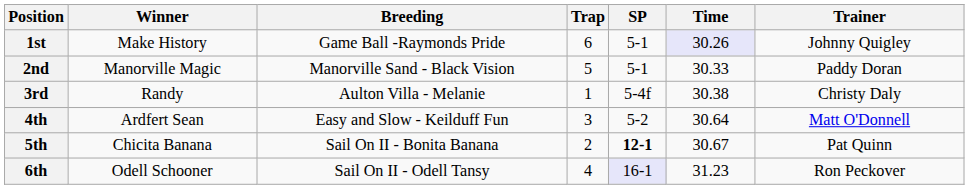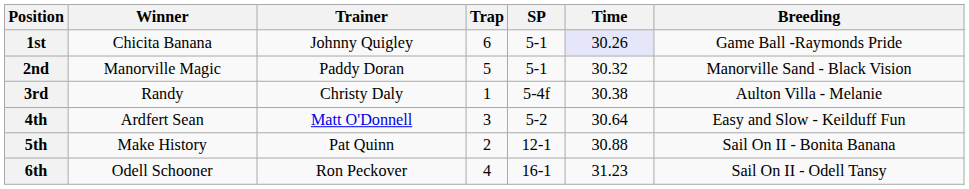columns swapped: (412, 17) <-> (860, 17)
(162, 42) Make History -> (162, 42) Chicita Banana
(711, 68) 30.33 -> (610, 68) 30.32
(162, 145) Chicita Banana -> (162, 145) Make History
(638, 145) bold -> (537, 145) normal
(711, 145) 30.67 -> (610, 145) 30.88
(638, 171) lavender background -> (537, 171) no background
